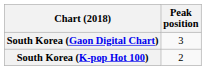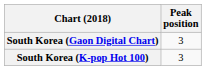(181, 57) 2 -> (181, 57) 3
